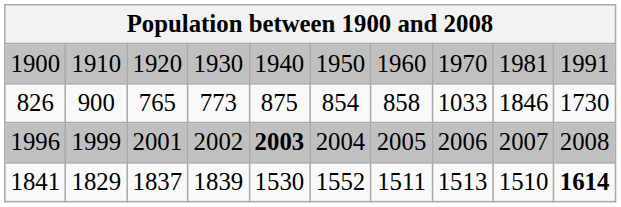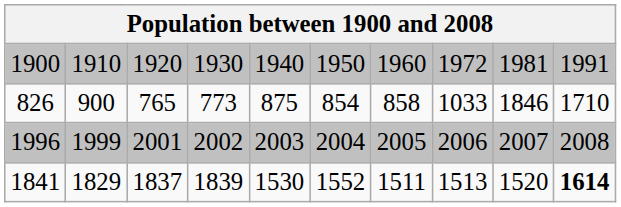(463, 63) 1970 -> (463, 63) 1972
(585, 102) 1730 -> (585, 102) 1710
(279, 142) bold -> (279, 142) normal
(524, 181) 1510 -> (524, 181) 1520
